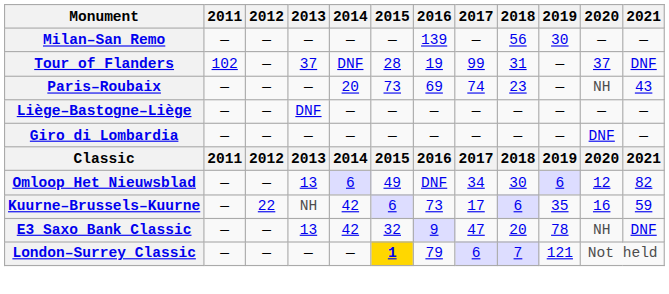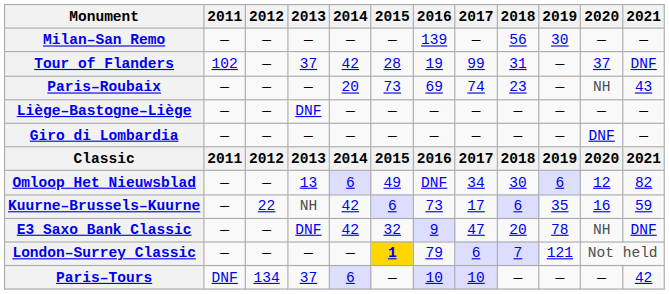(350, 64) DNF -> (350, 64) 42
(308, 230) 13 -> (308, 230) DNF
+ row: (104, 277)
